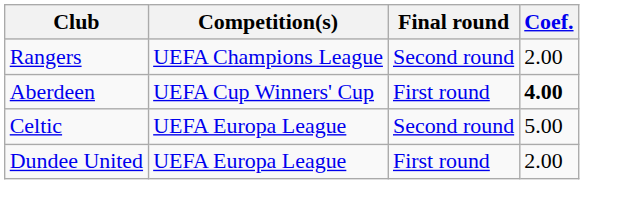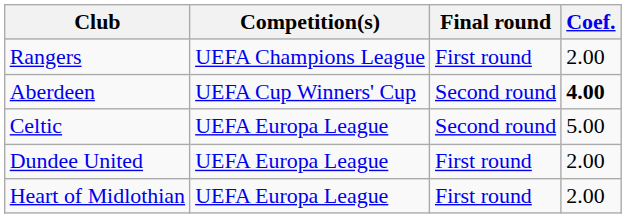(454, 56) Second round -> (483, 56) First round
(441, 91) First round -> (496, 91) Second round
+ row: (97, 195)
